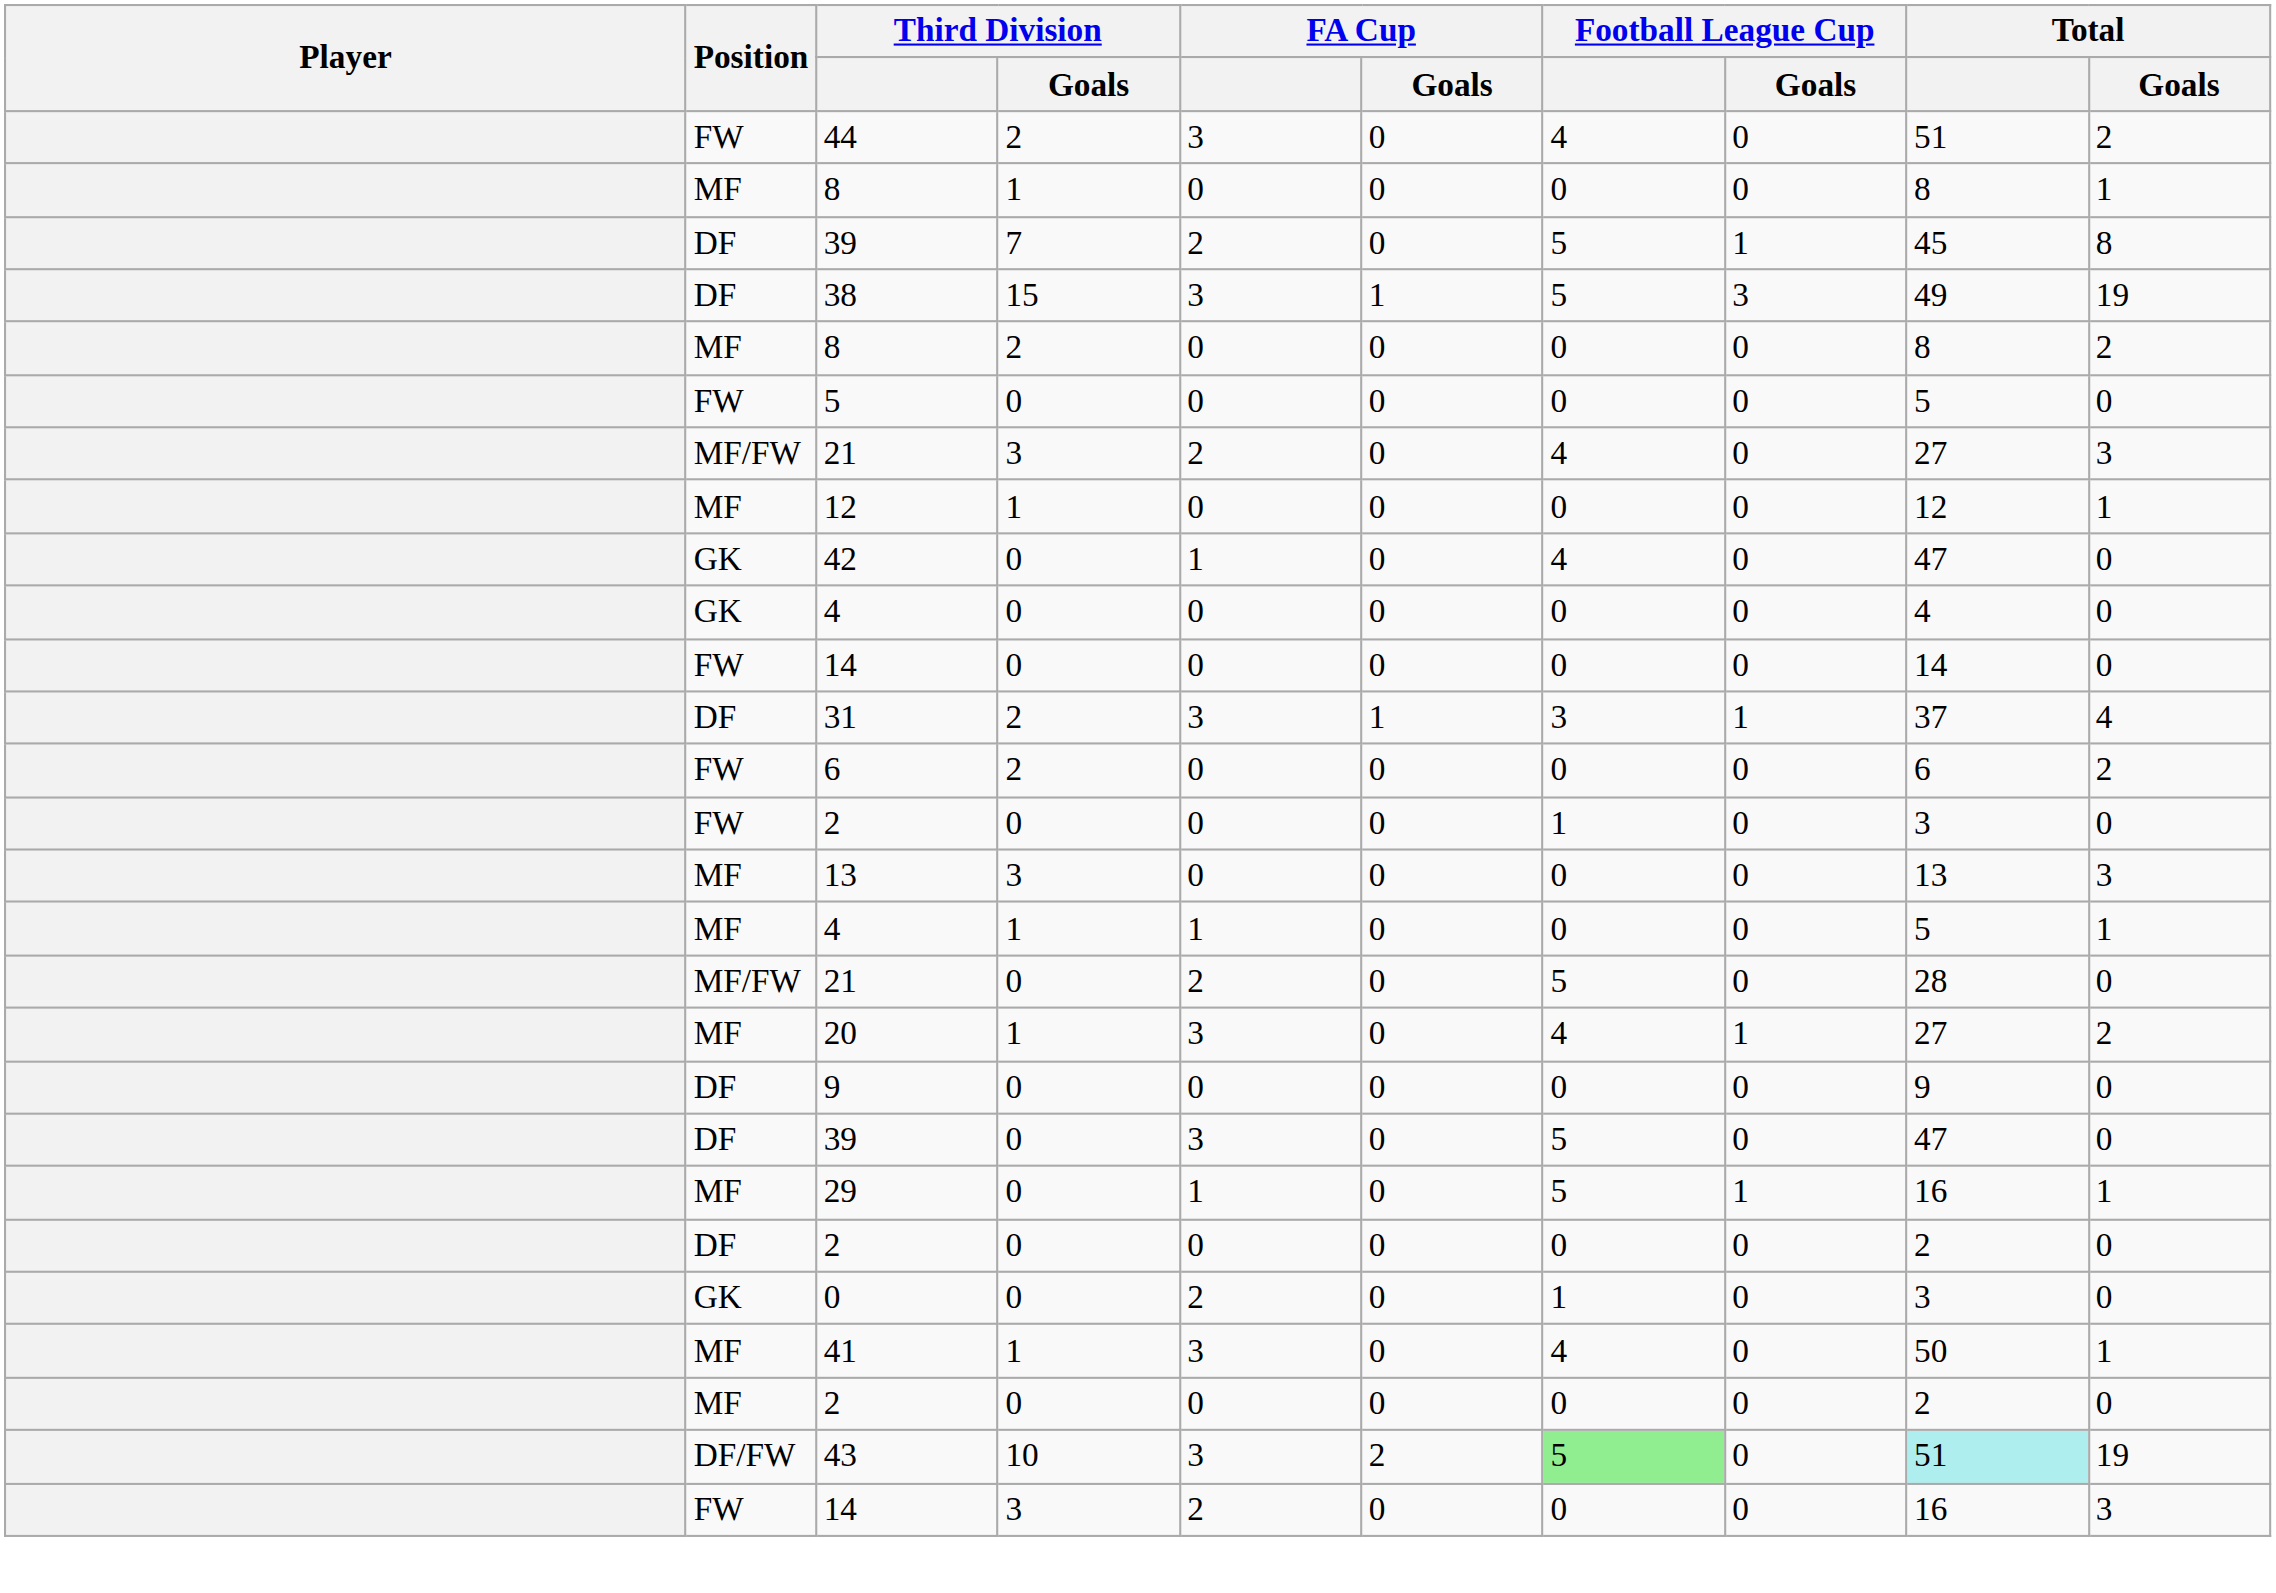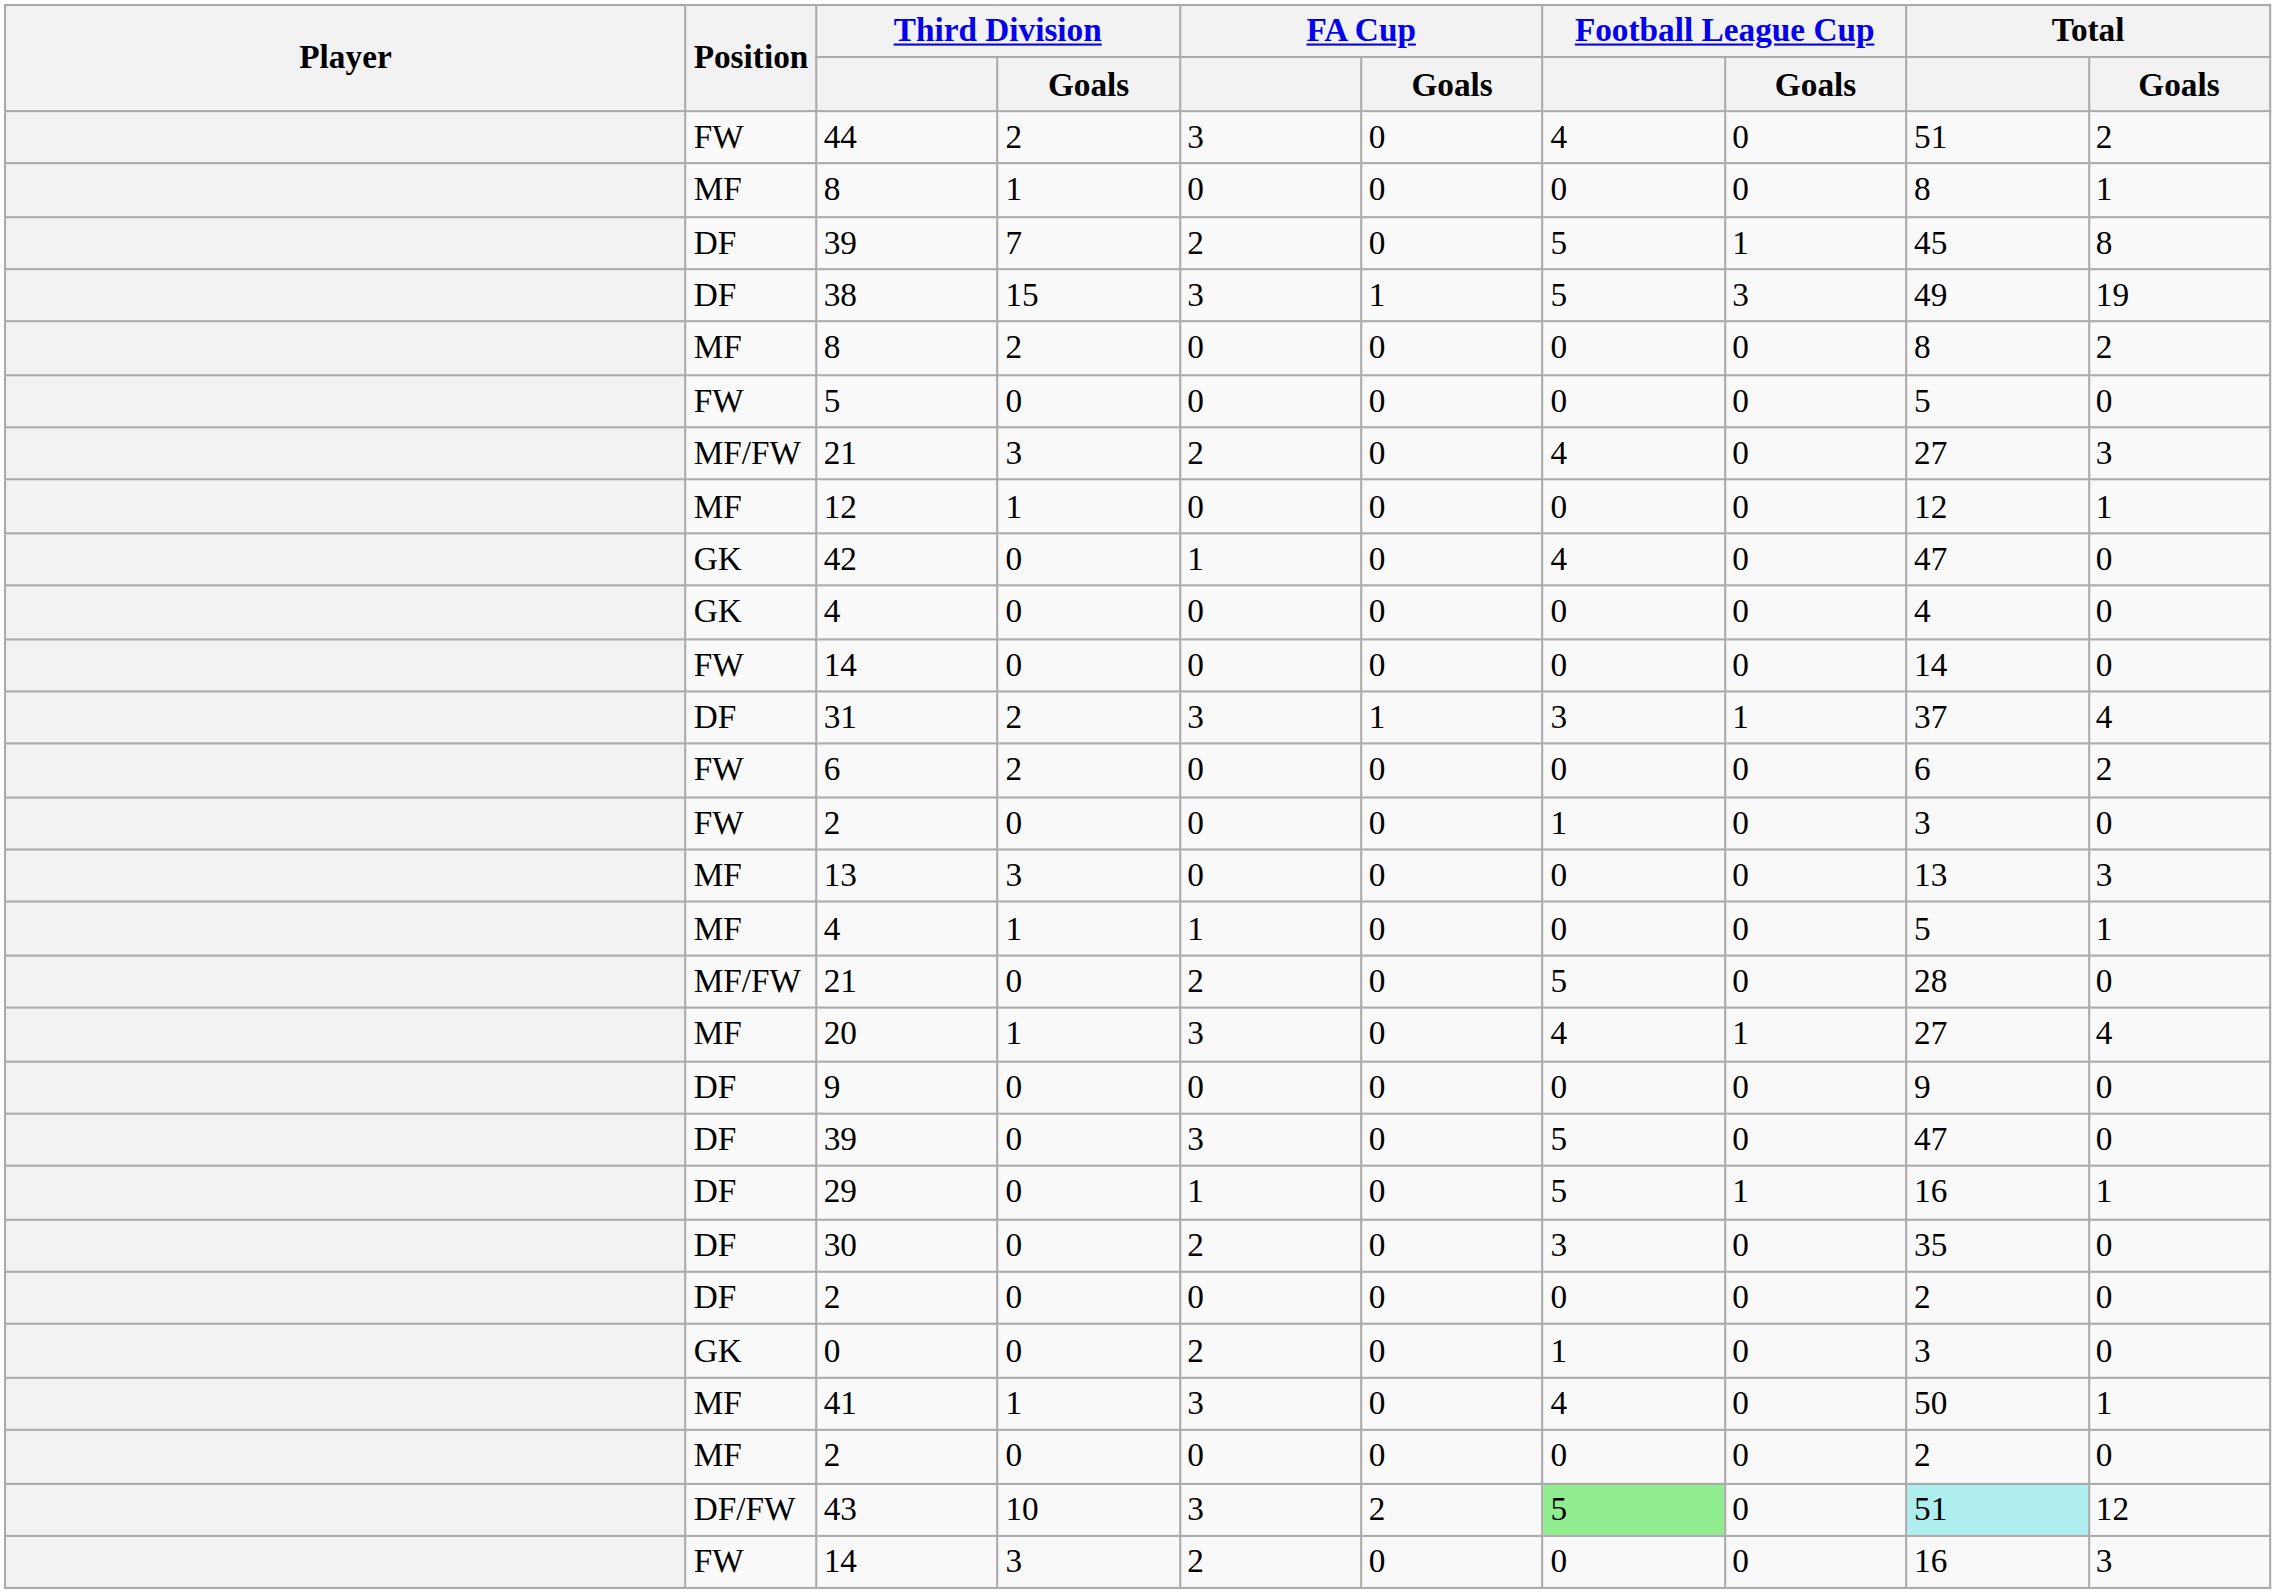(2104, 1033) 2 -> (2104, 1033) 4
(718, 1192) MF -> (715, 1192) DF
+ row: (840, 1244)
(2112, 1455) 19 -> (2112, 1508) 12
